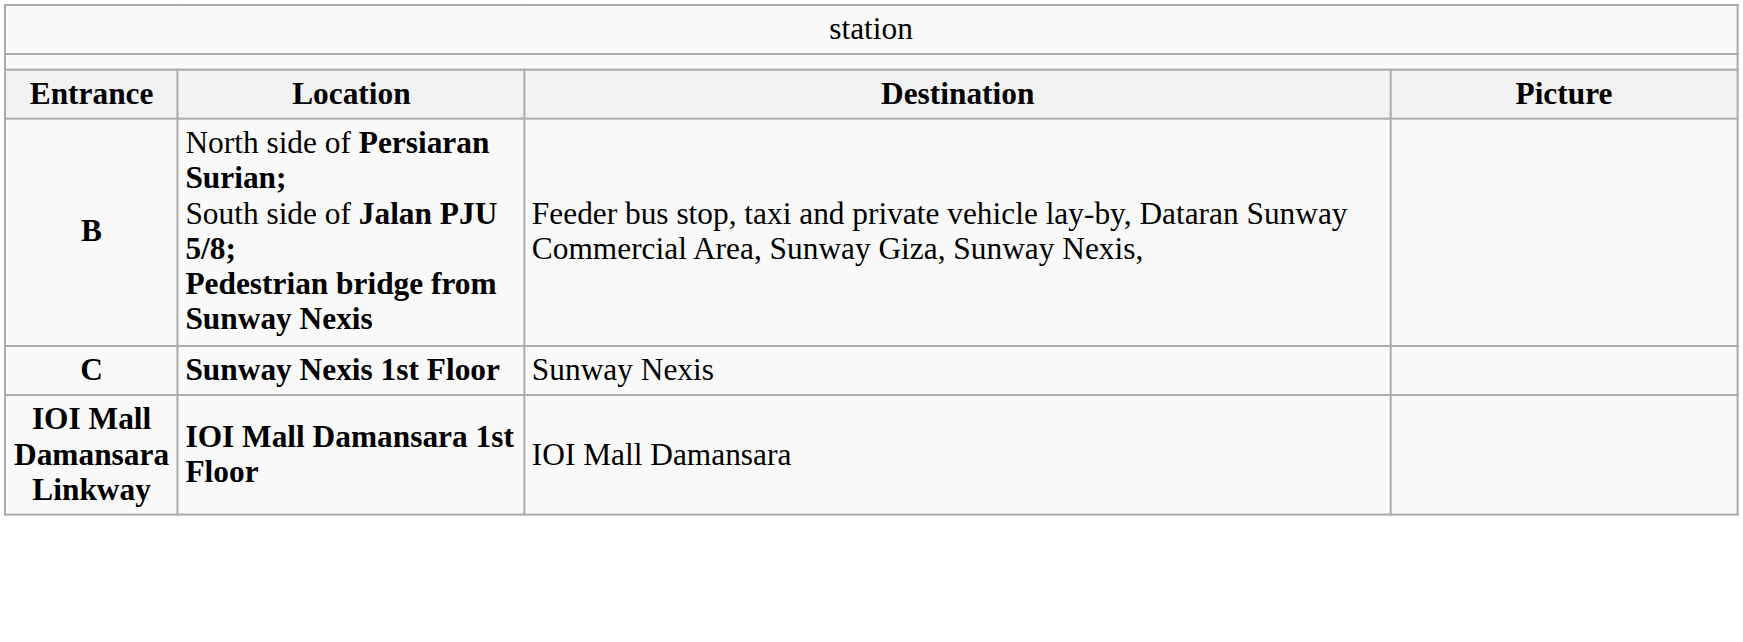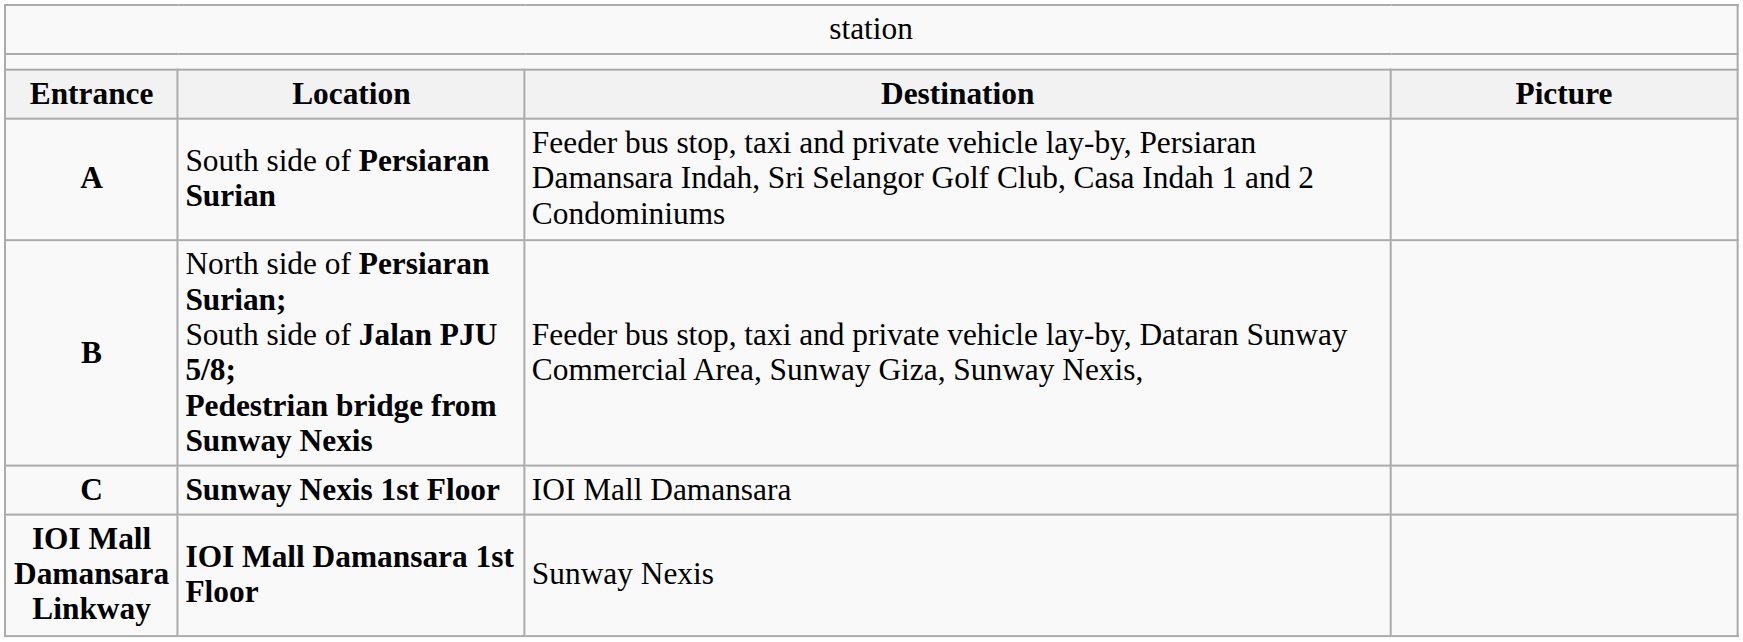+ row: (337, 178)
(623, 369) Sunway Nexis -> (662, 489) IOI Mall Damansara
(662, 454) IOI Mall Damansara -> (623, 574) Sunway Nexis
